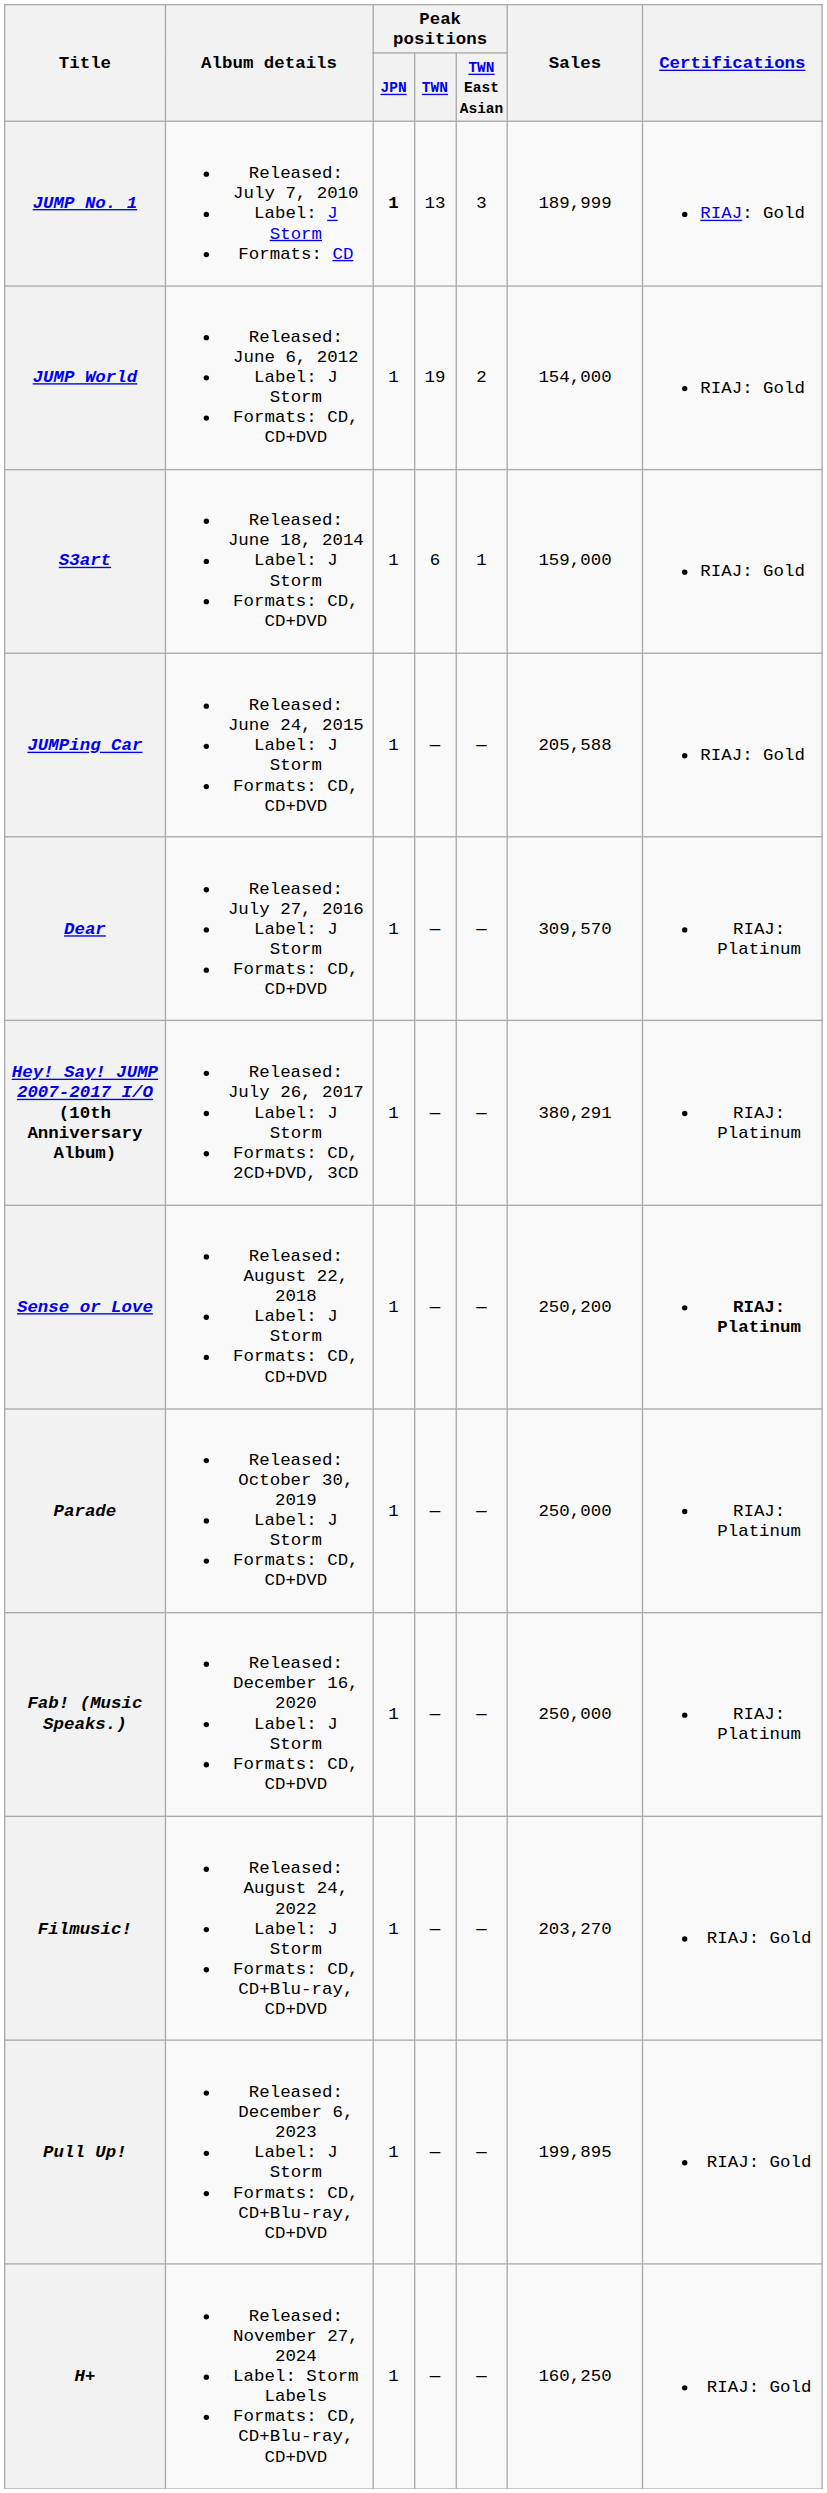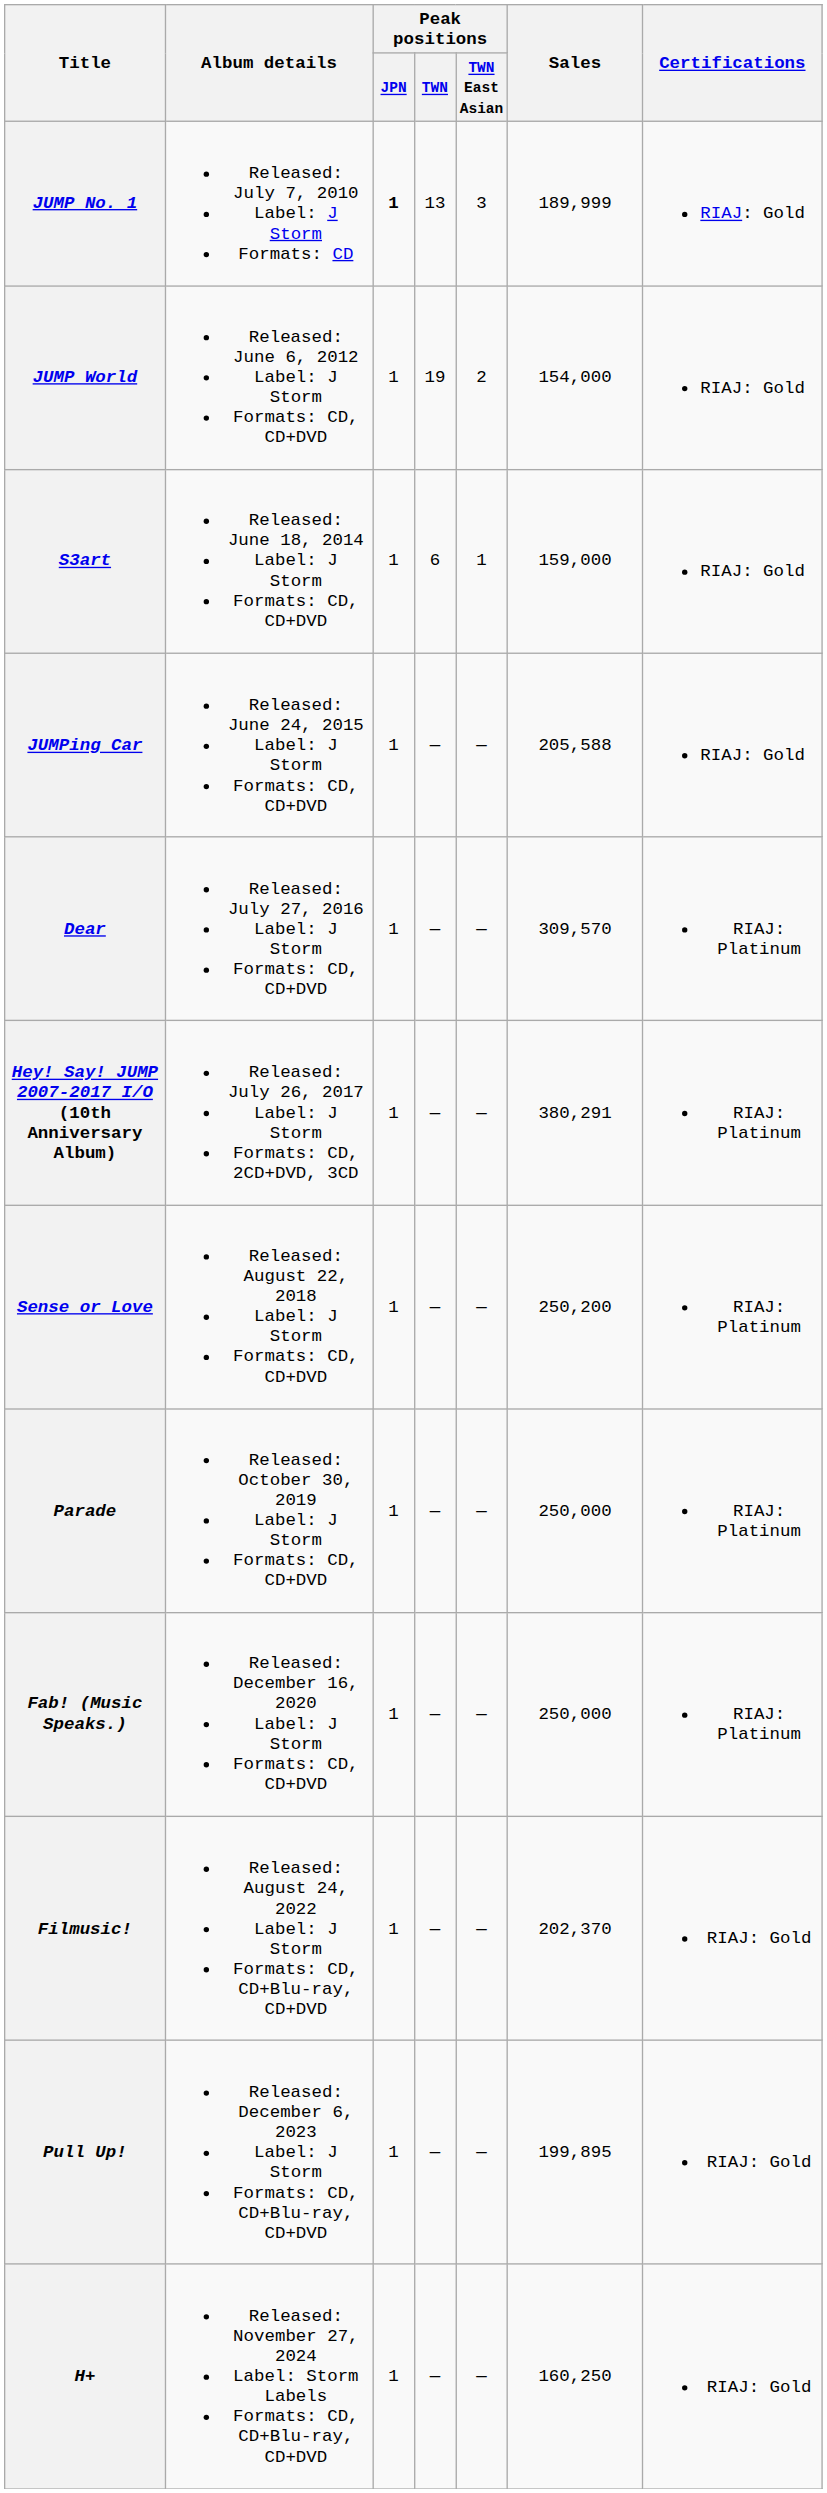(732, 1317) bold -> (732, 1317) normal
(575, 1928) 203,270 -> (575, 1928) 202,370
